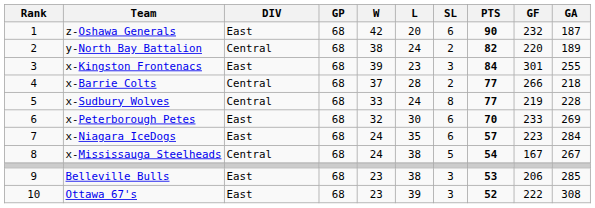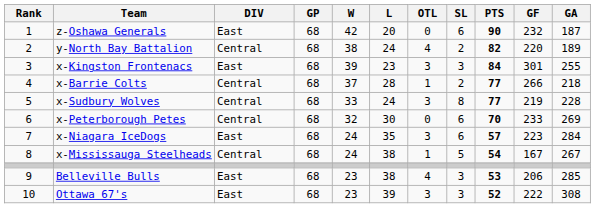+ column: (427, 13)
(240, 119) East -> (240, 119) Central
